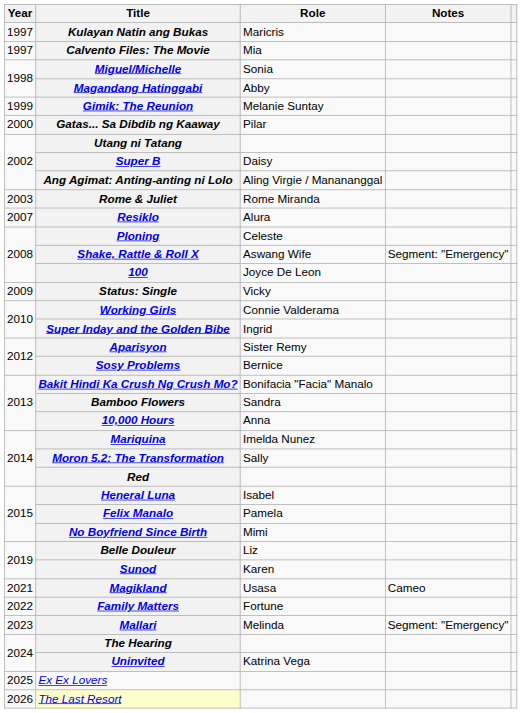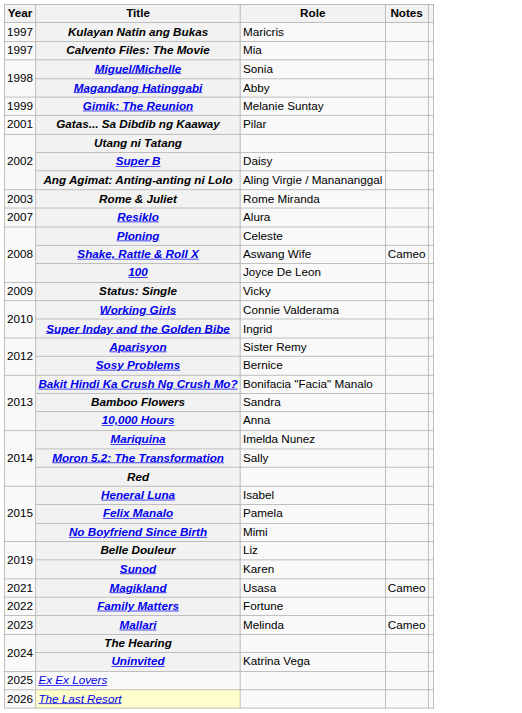(20, 124) 2000 -> (20, 124) 2001
(448, 254) Segment: "Emergency" -> (407, 254) Cameo
(448, 625) Segment: "Emergency" -> (407, 625) Cameo
